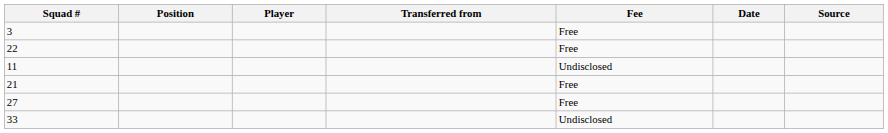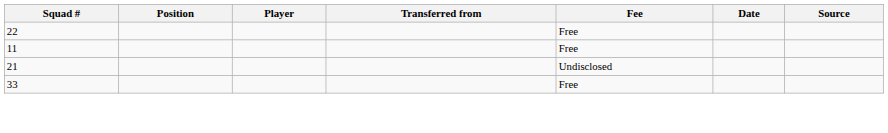- row: (10, 31)
(585, 66) Undisclosed -> (568, 49) Free
(568, 84) Free -> (585, 66) Undisclosed
- row: (12, 102)
(585, 120) Undisclosed -> (568, 84) Free
